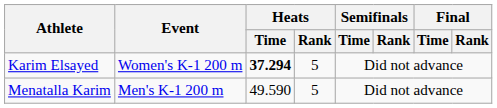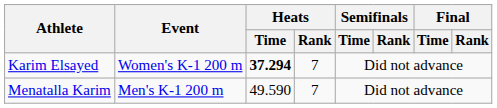(315, 65) 5 -> (315, 65) 7
(315, 90) 5 -> (315, 90) 7
